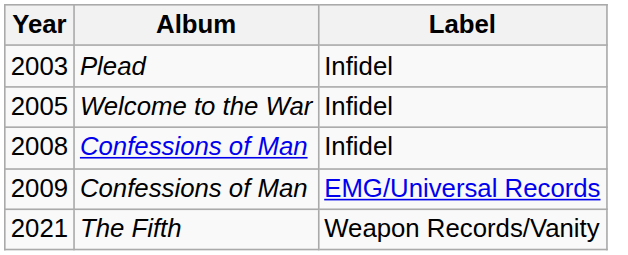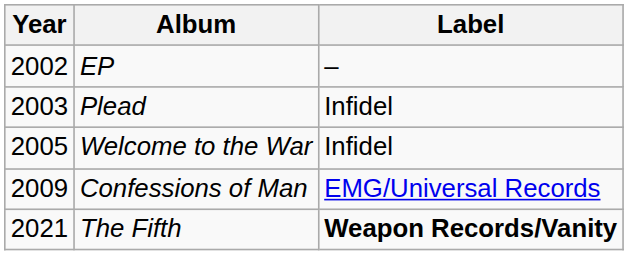+ row: (39, 65)
- row: (39, 147)
(462, 229) normal -> (471, 229) bold
